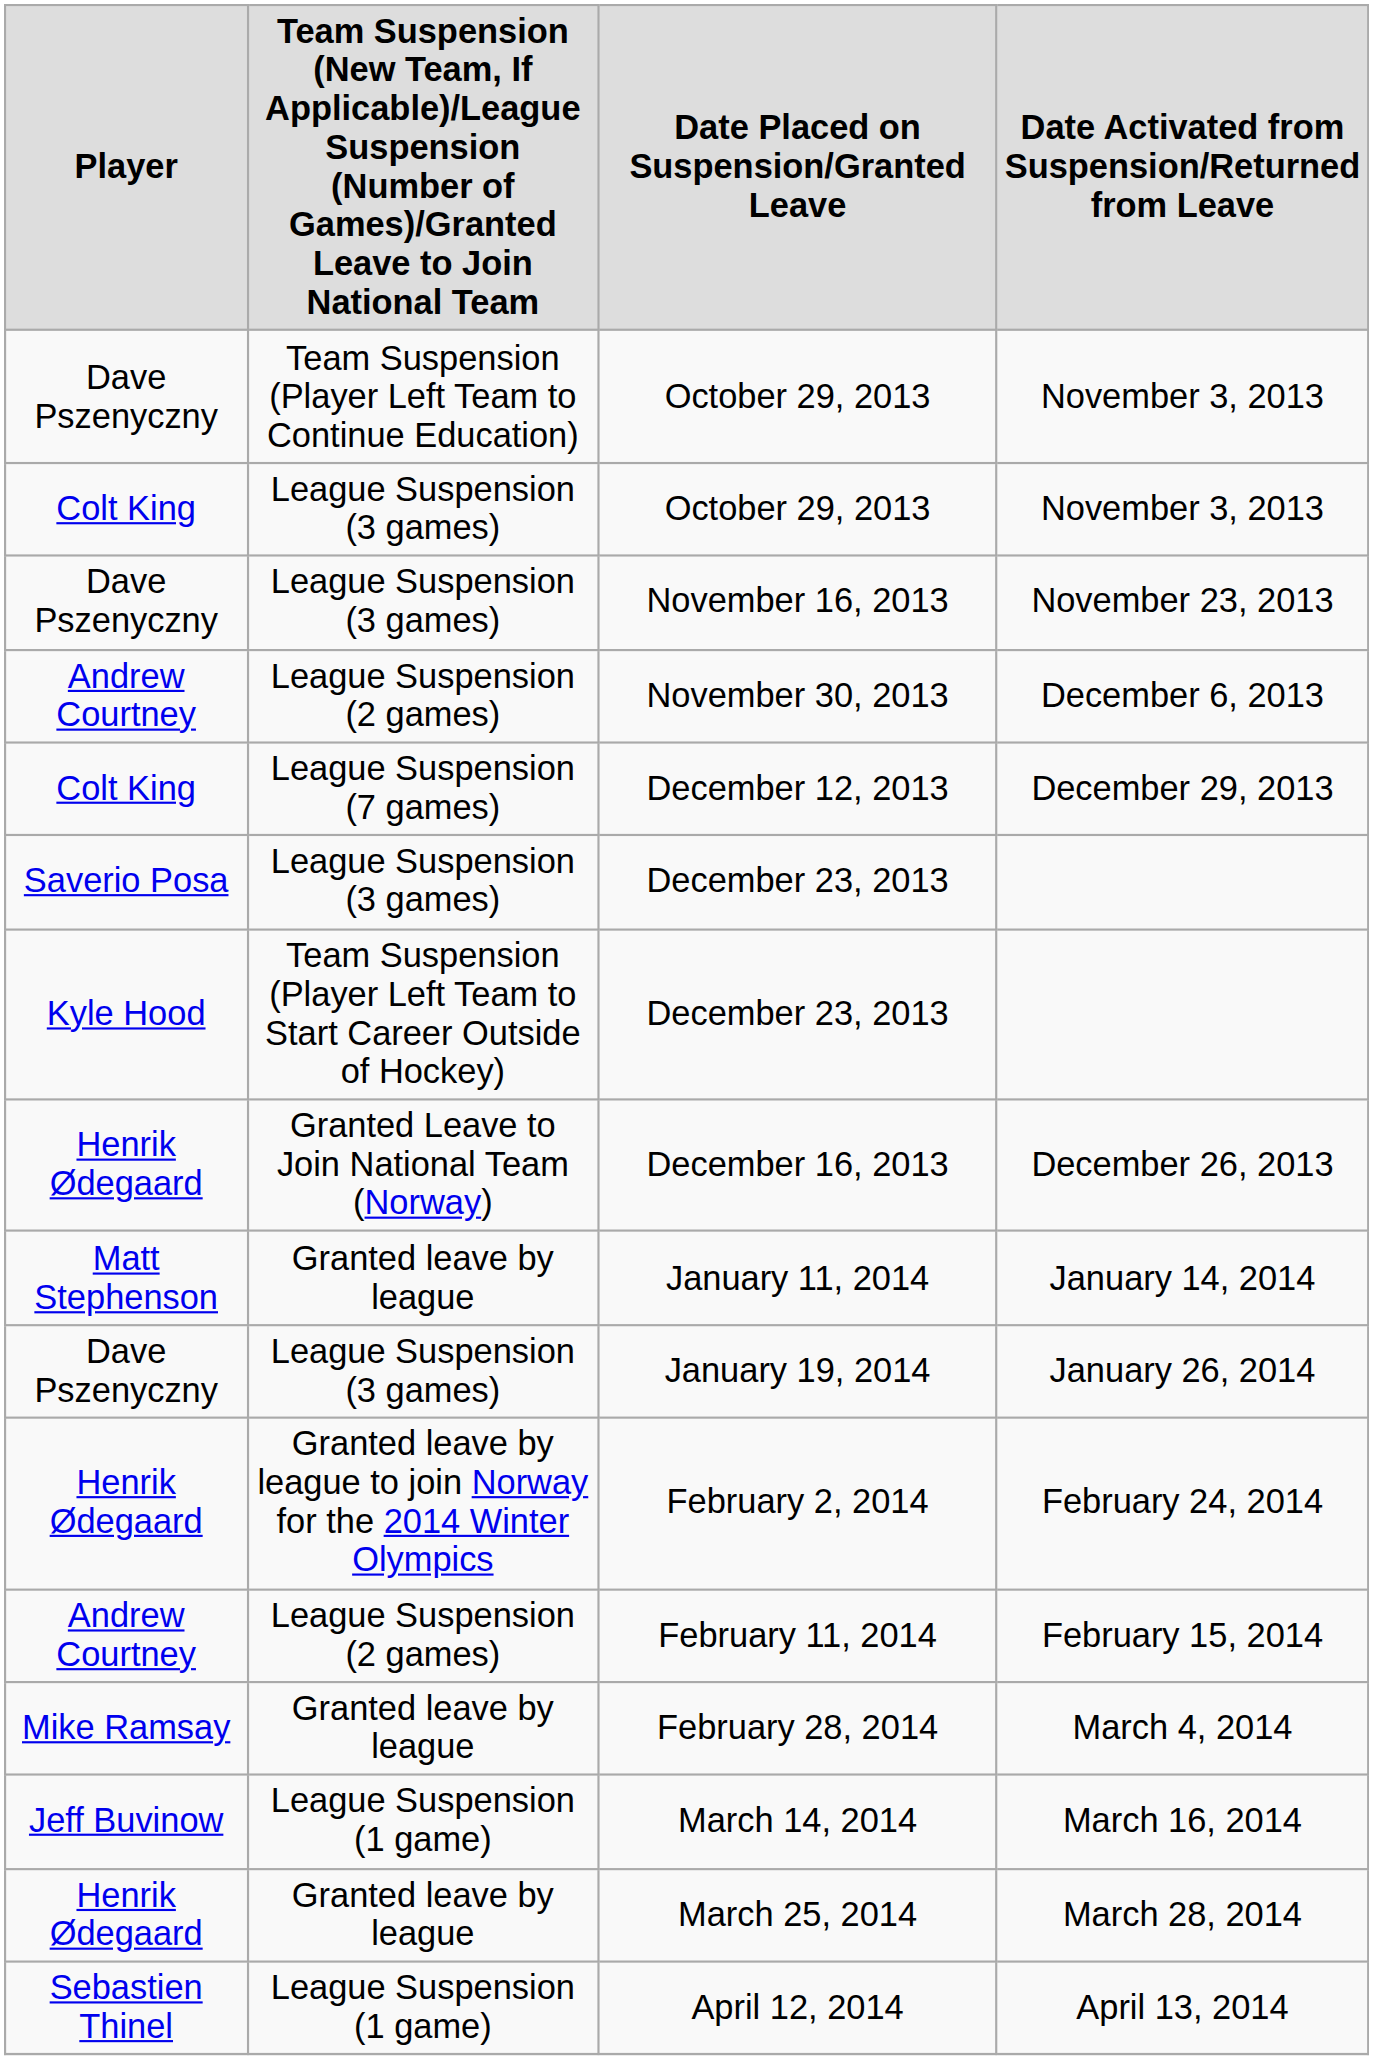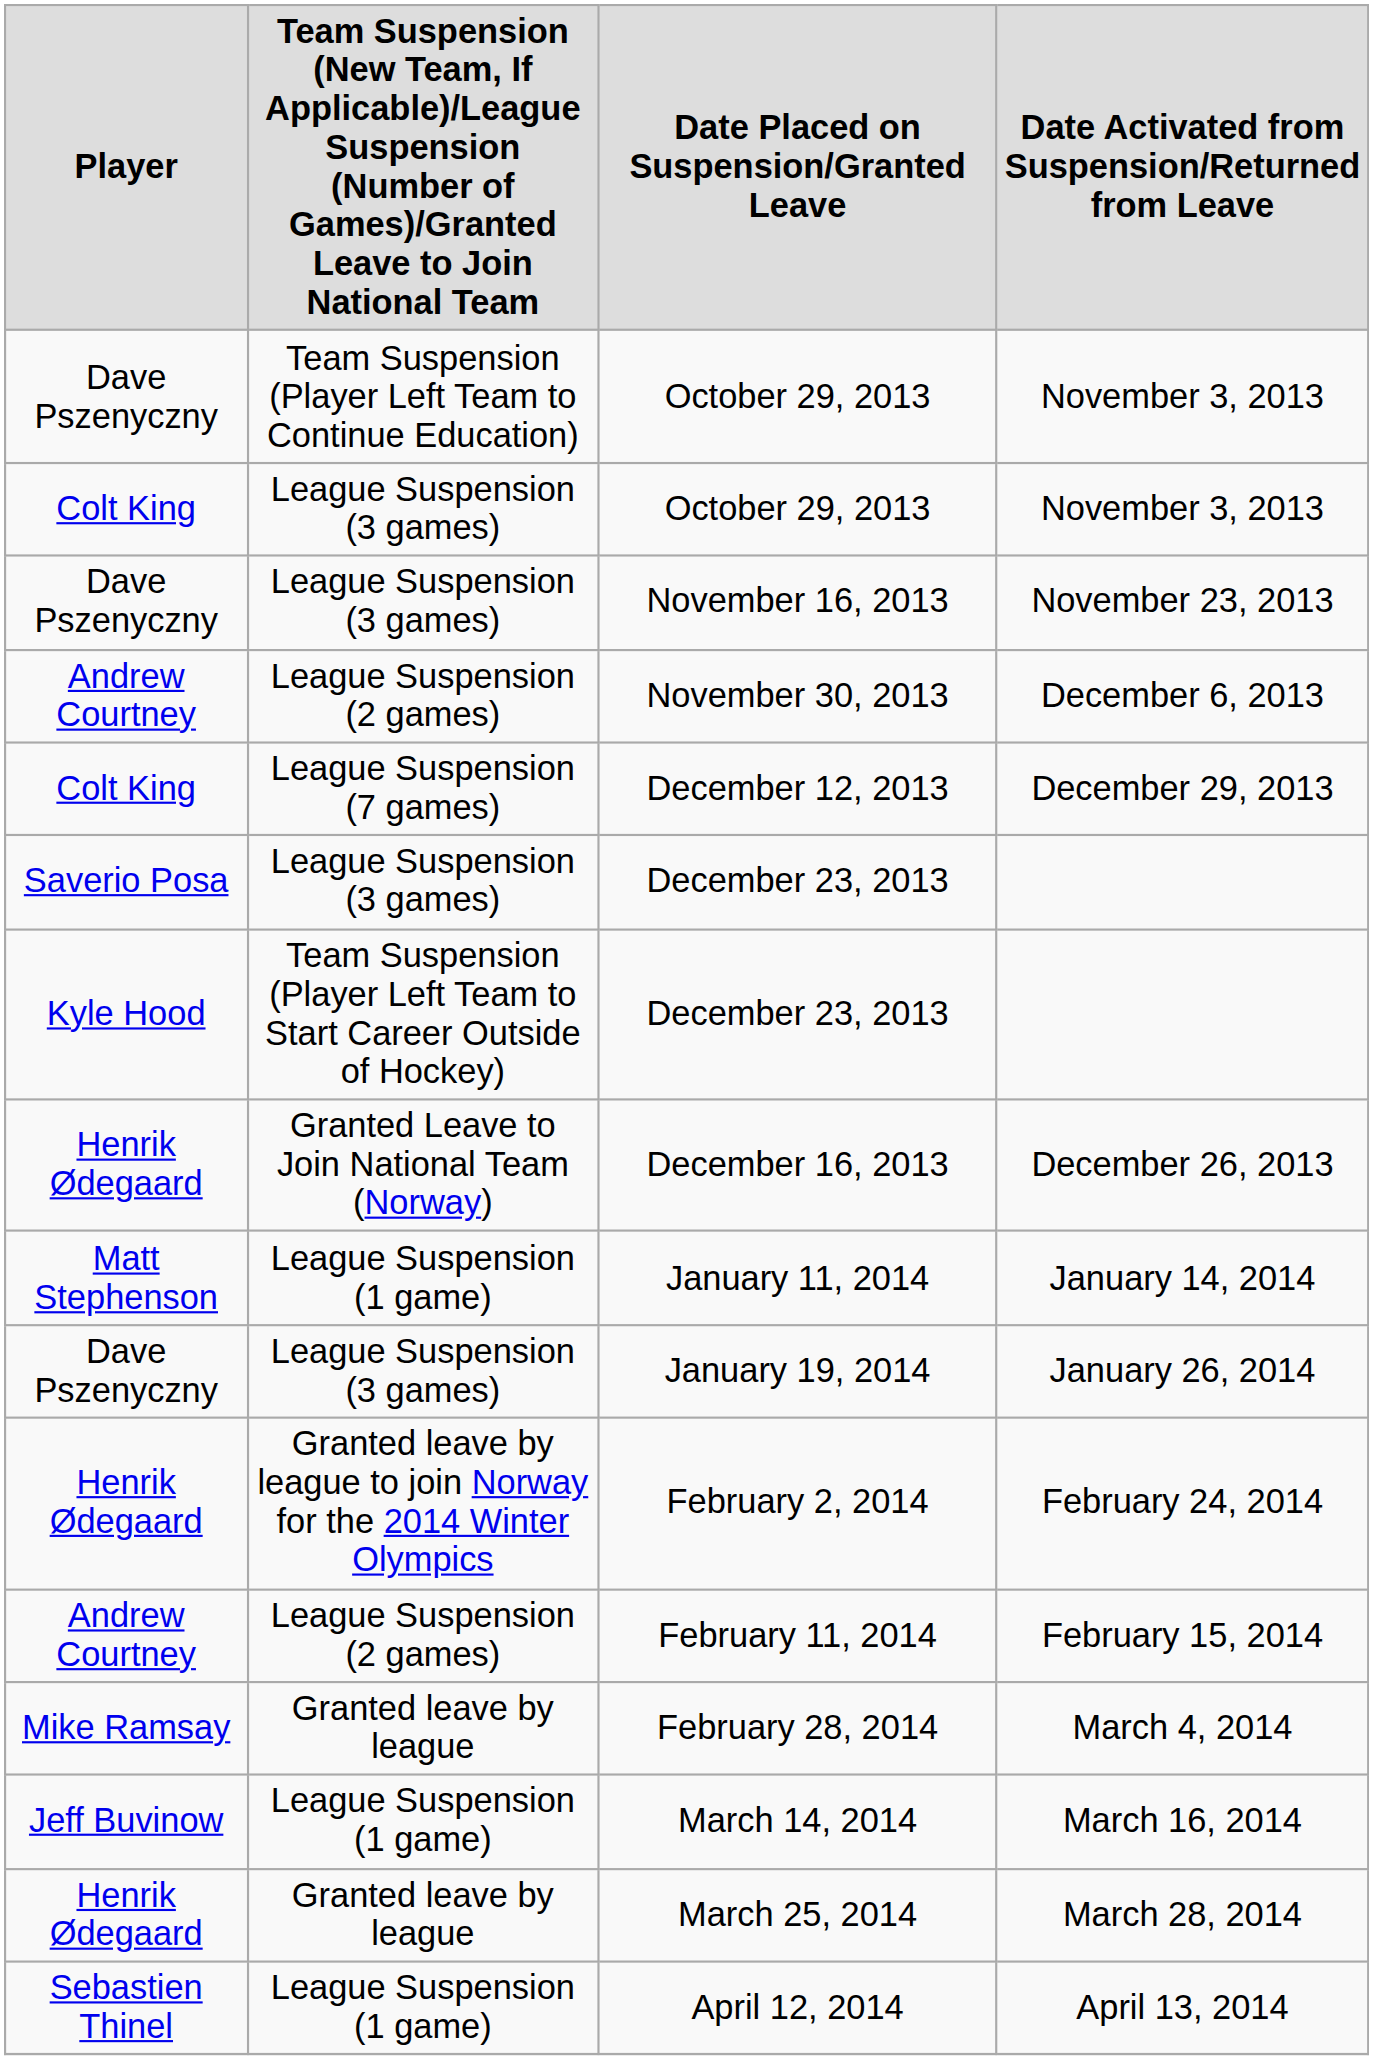(423, 1277) Granted leave by league -> (423, 1277) League Suspension (1 game)
